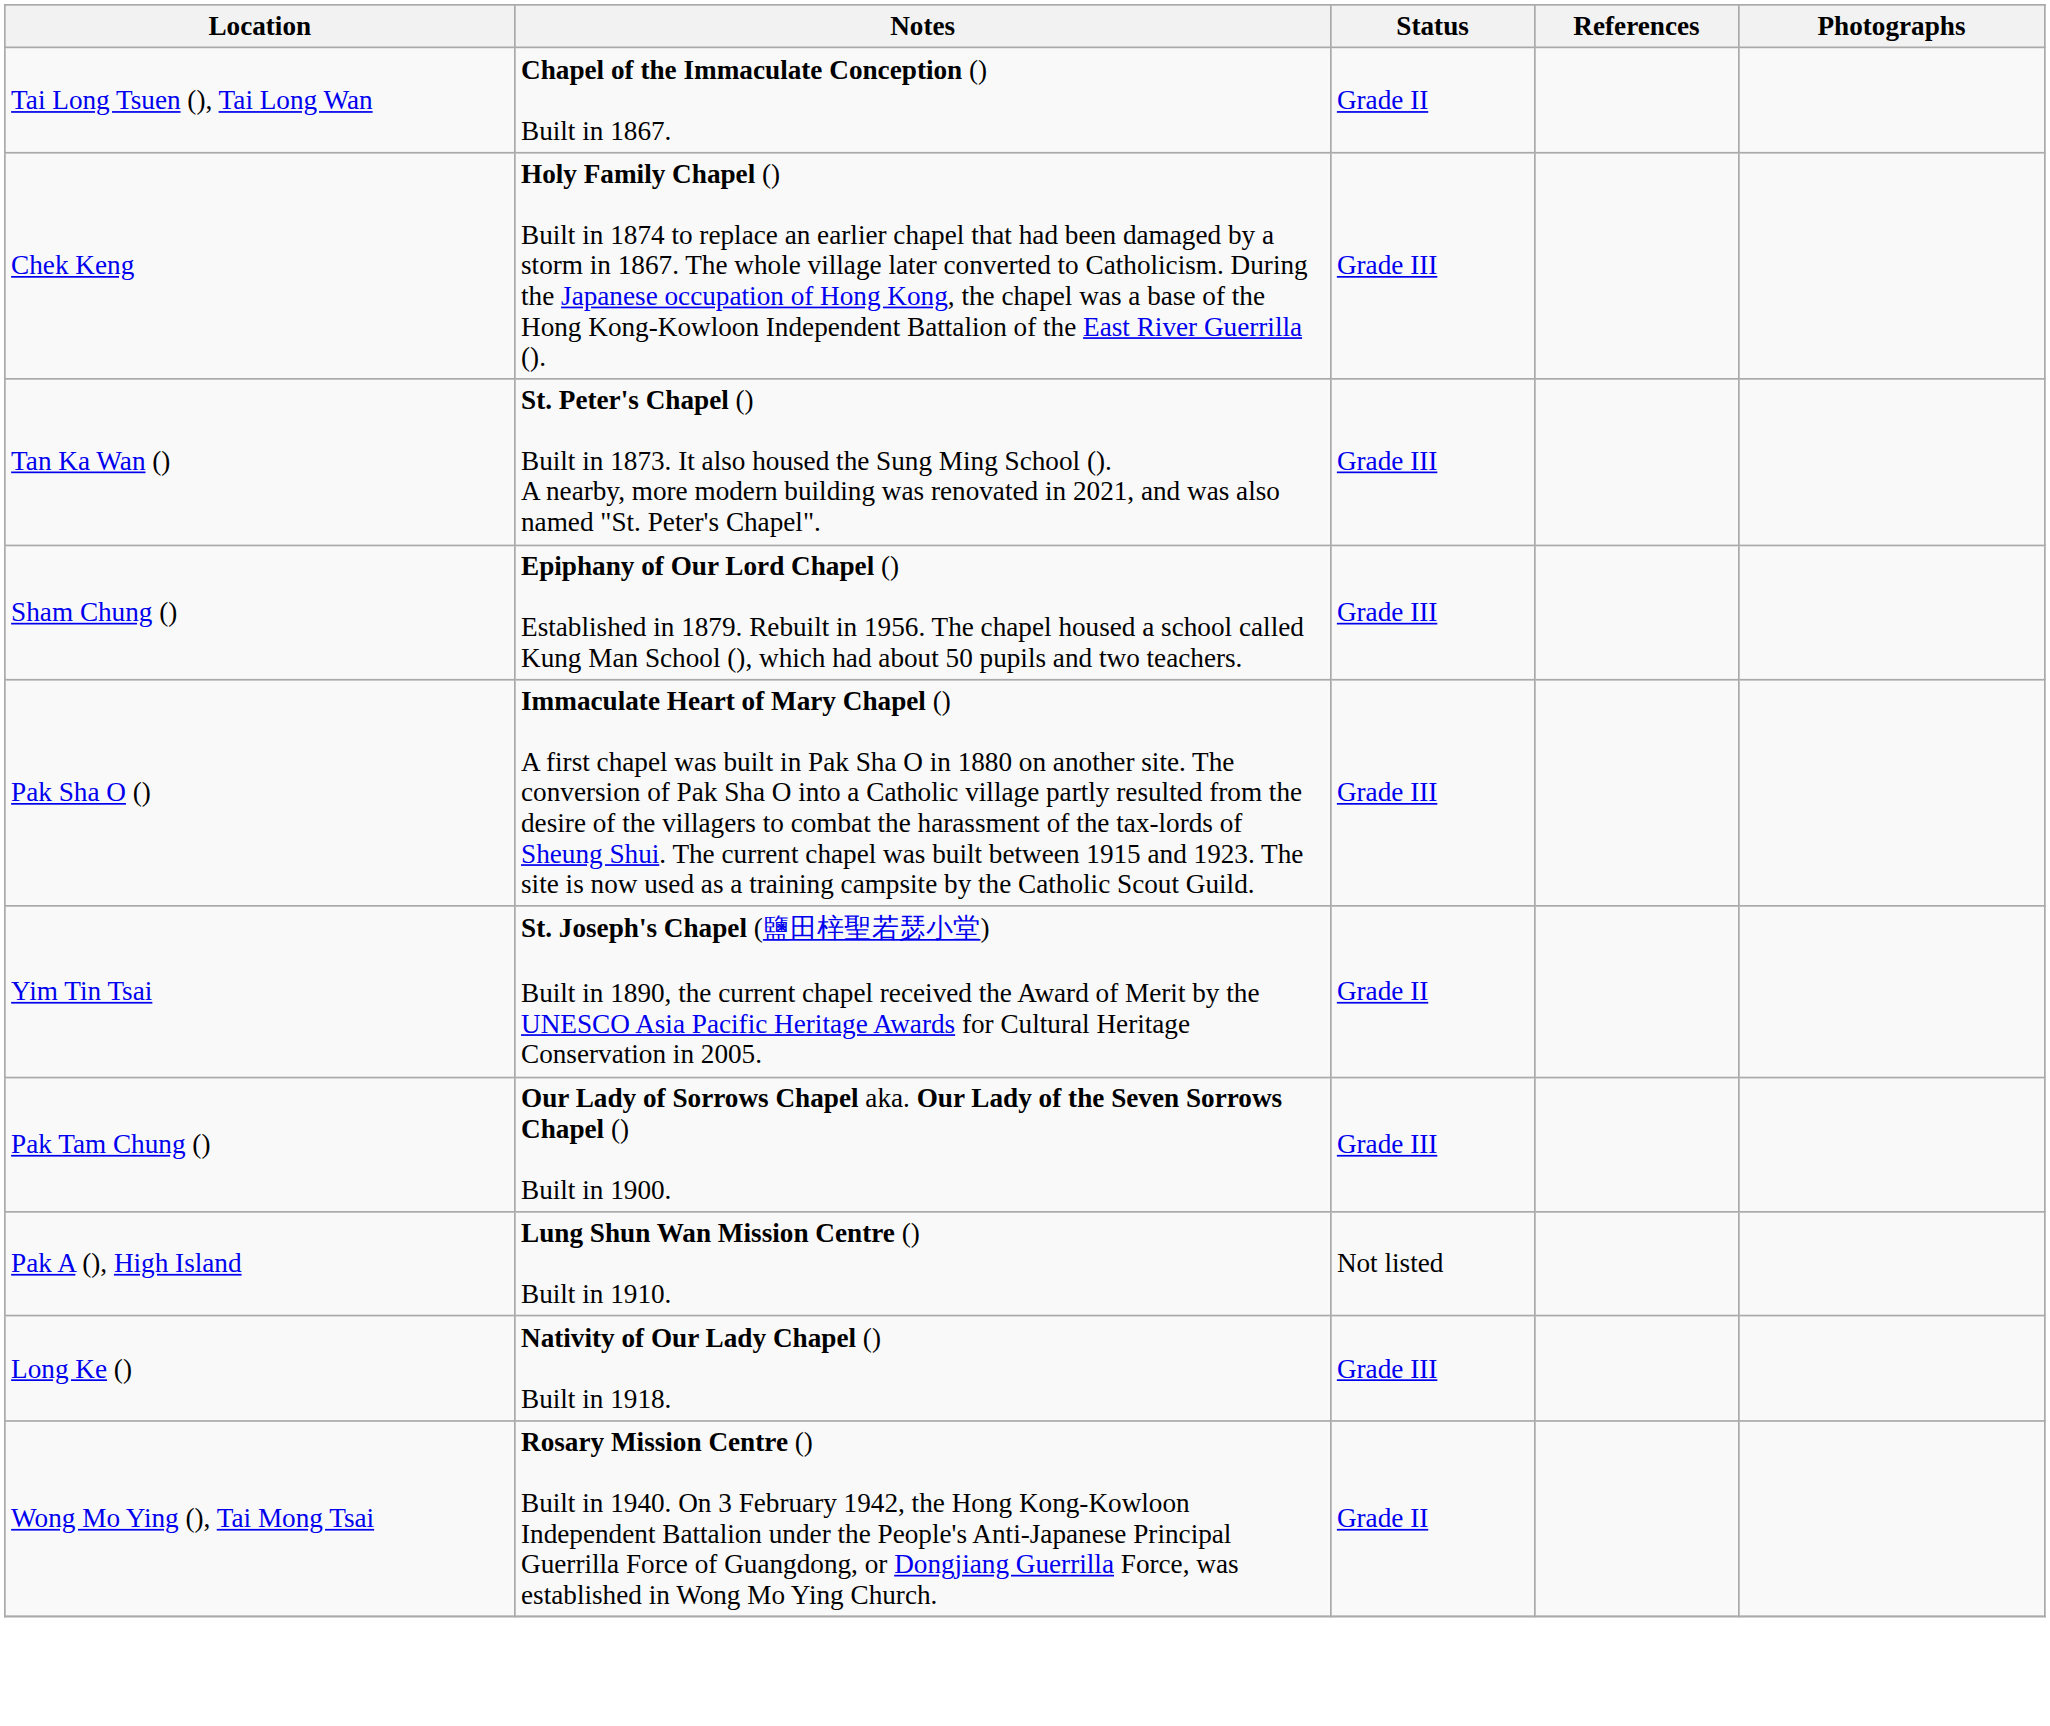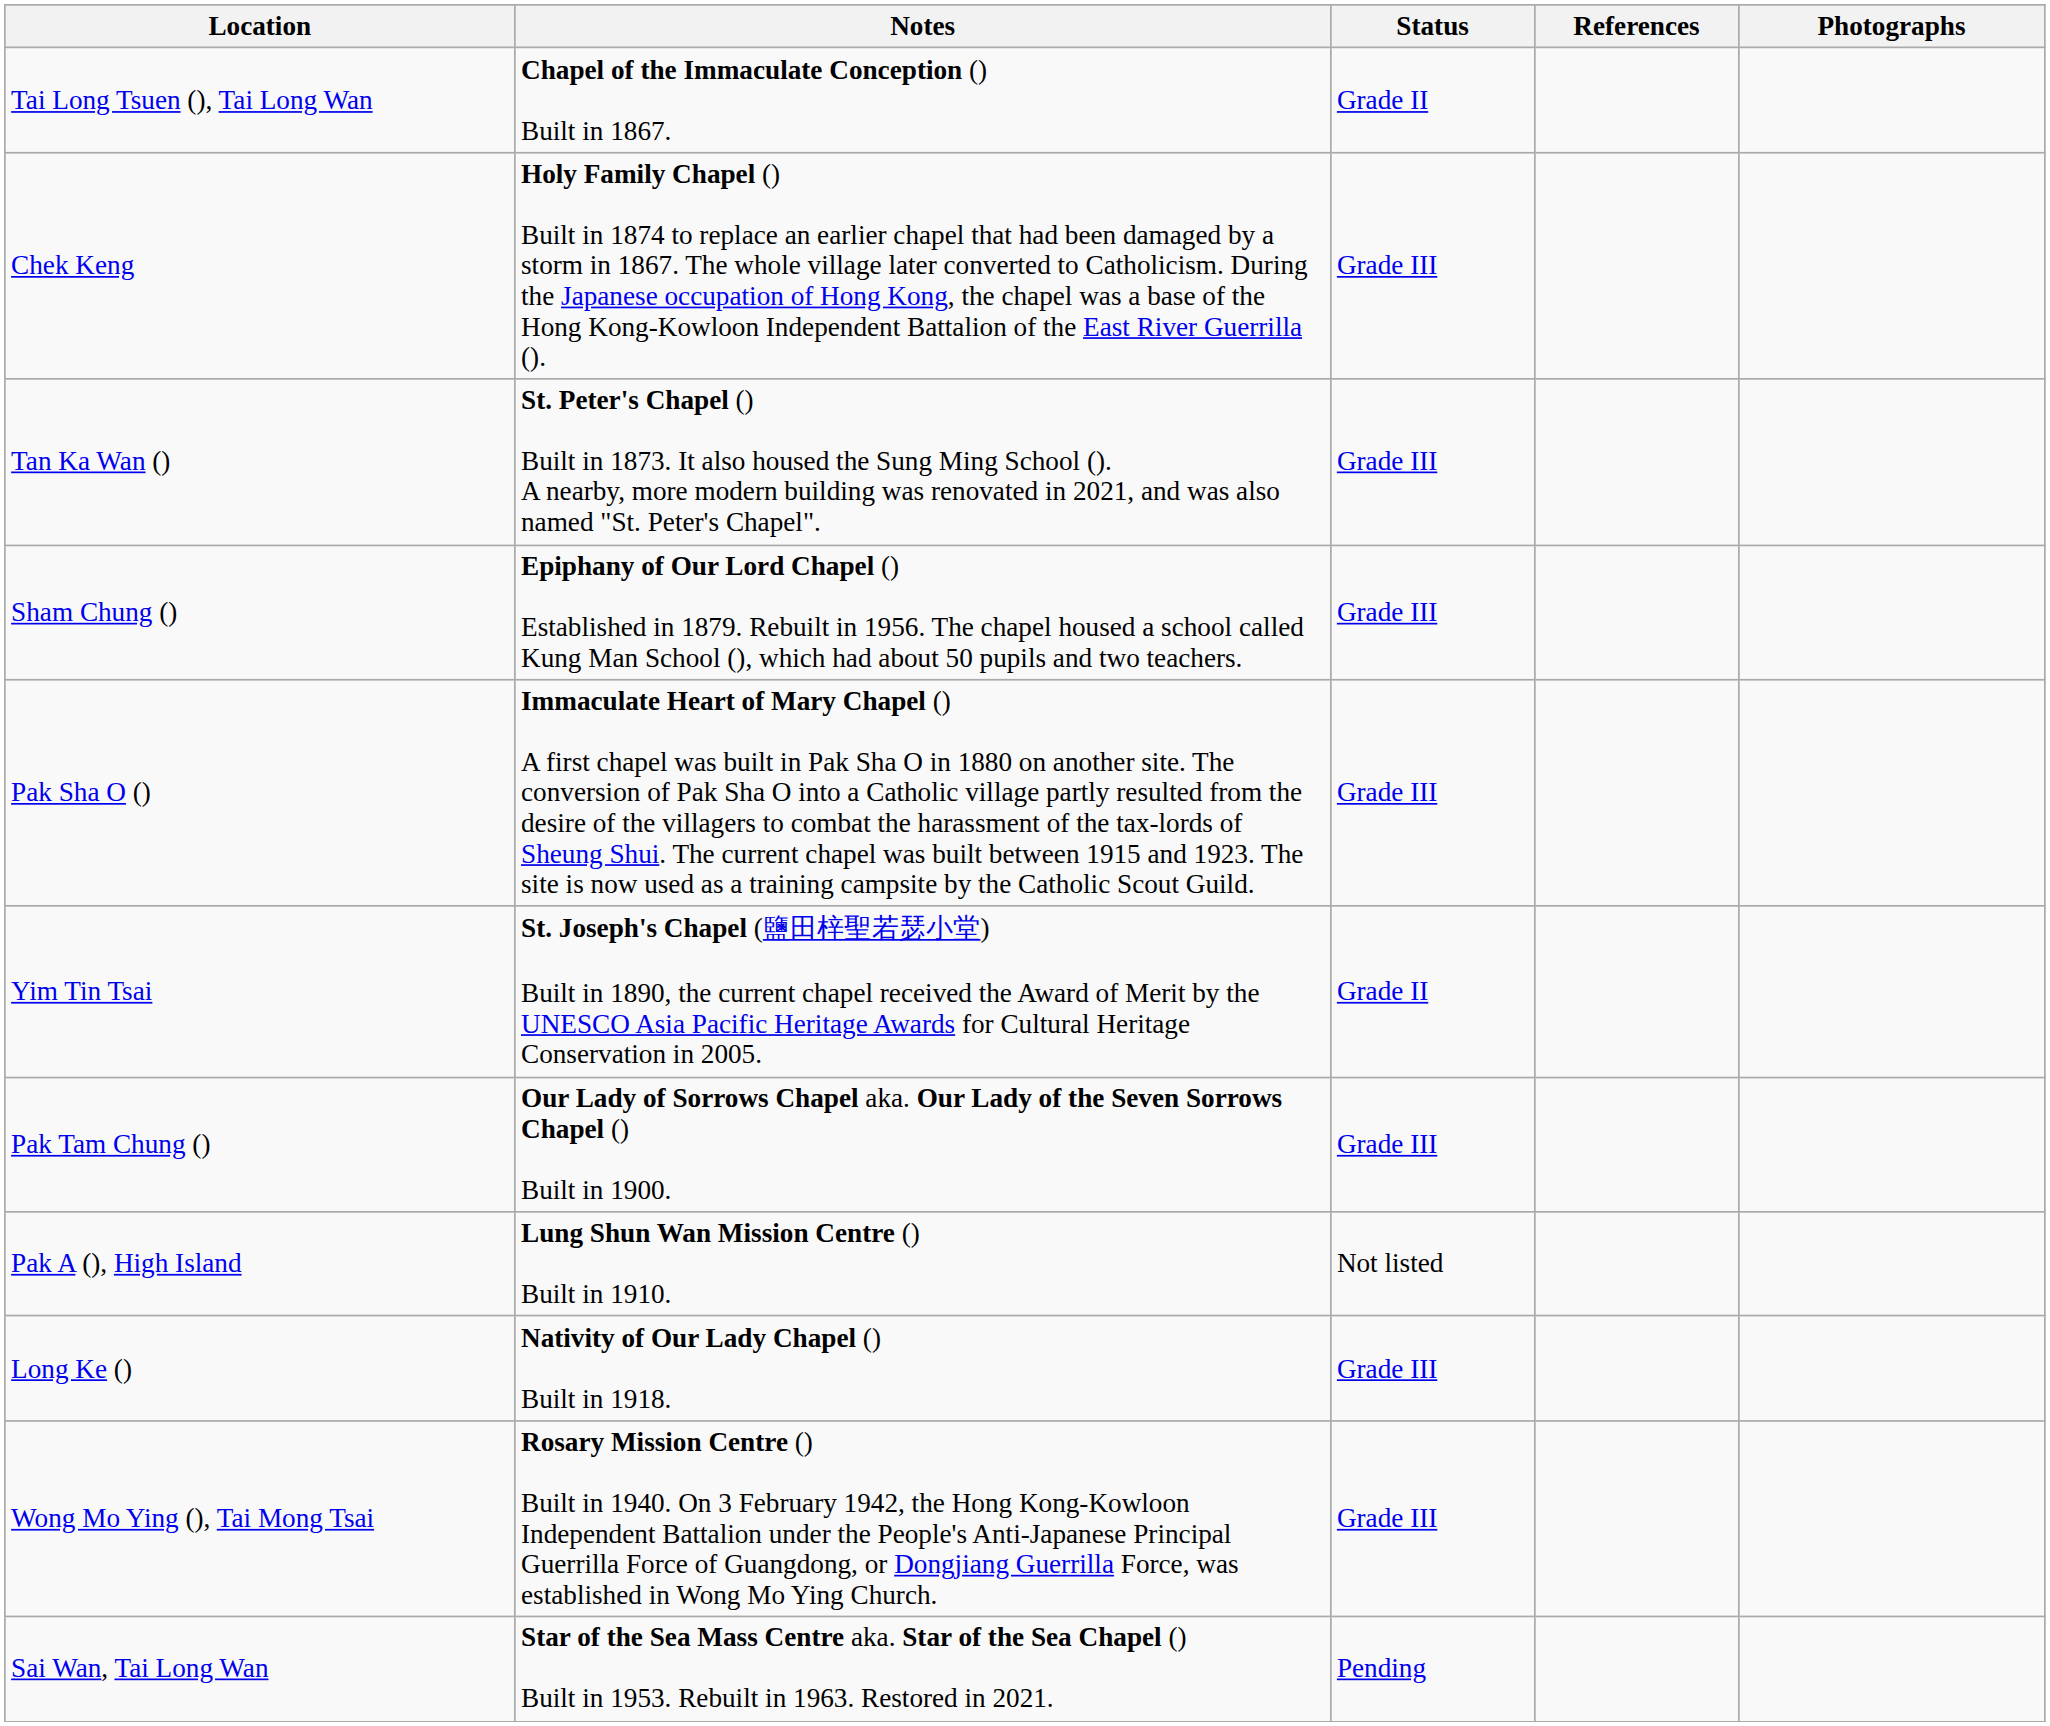(1383, 1518) Grade II -> (1387, 1518) Grade III
+ row: (140, 1668)
